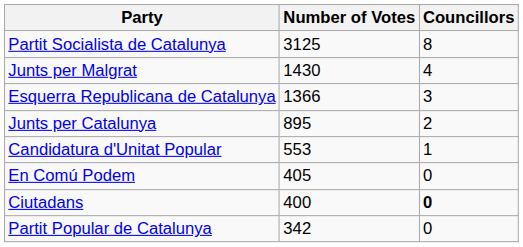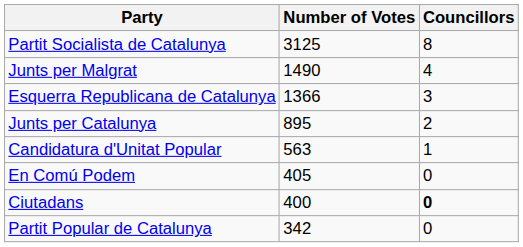(302, 70) 1430 -> (302, 70) 1490
(297, 149) 553 -> (297, 149) 563
